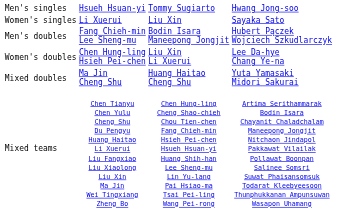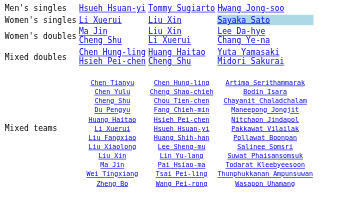(258, 20) no background -> (244, 20) lightblue background
- row: (36, 36)
(112, 57) Chen Hung-ling Hsieh Pei-chen -> (100, 36) Ma Jin Cheng Shu
(100, 78) Ma Jin Cheng Shu -> (112, 57) Chen Hung-ling Hsieh Pei-chen
